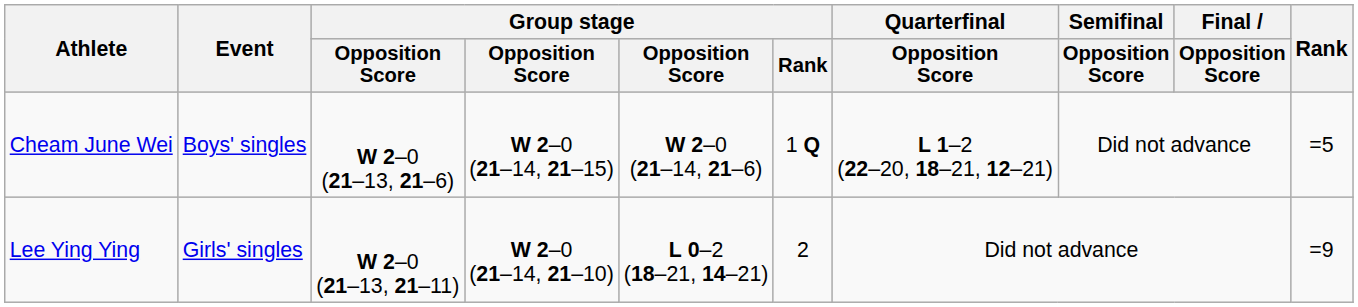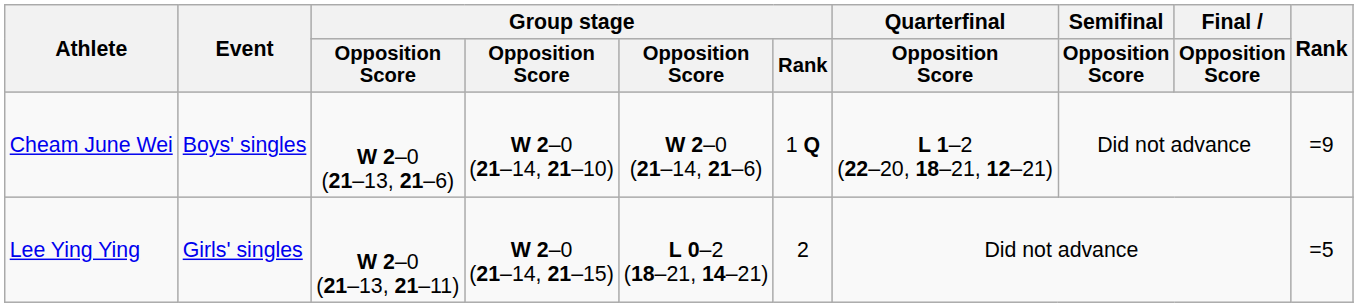(542, 157) W 2–0 (21–14, 21–15) -> (542, 157) W 2–0 (21–14, 21–10)
(1321, 145) =5 -> (1321, 145) =9
(542, 262) W 2–0 (21–14, 21–10) -> (542, 262) W 2–0 (21–14, 21–15)
(1321, 250) =9 -> (1321, 250) =5
